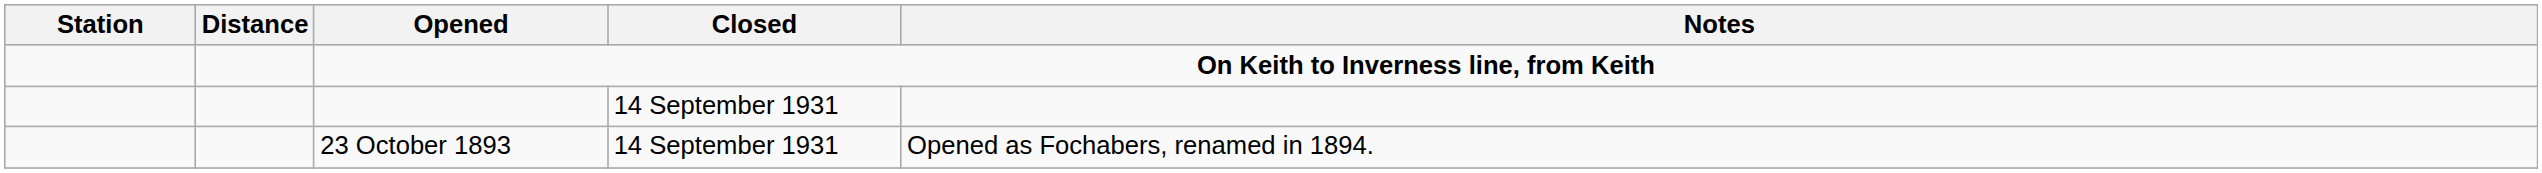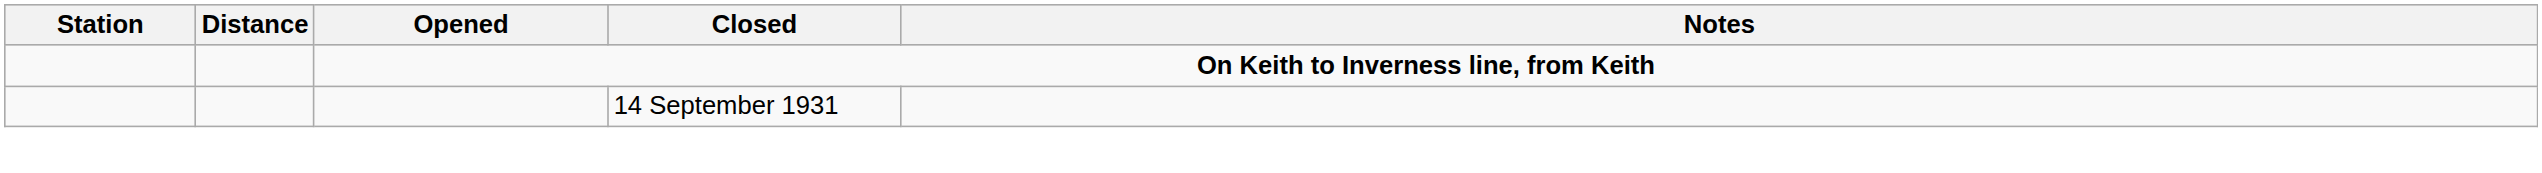- row: (416, 146)
